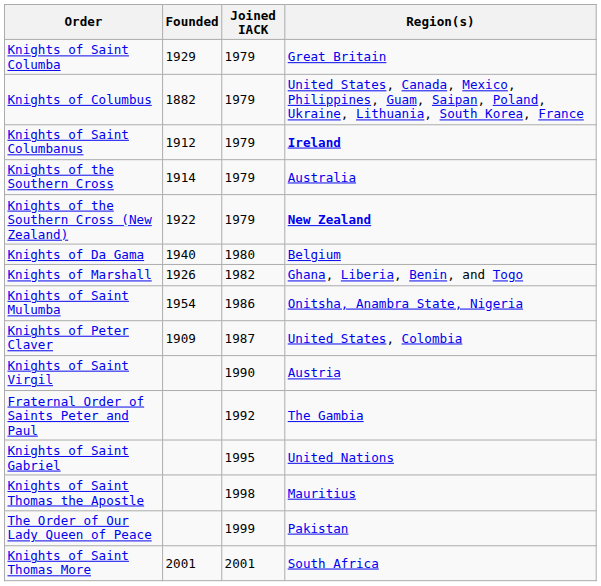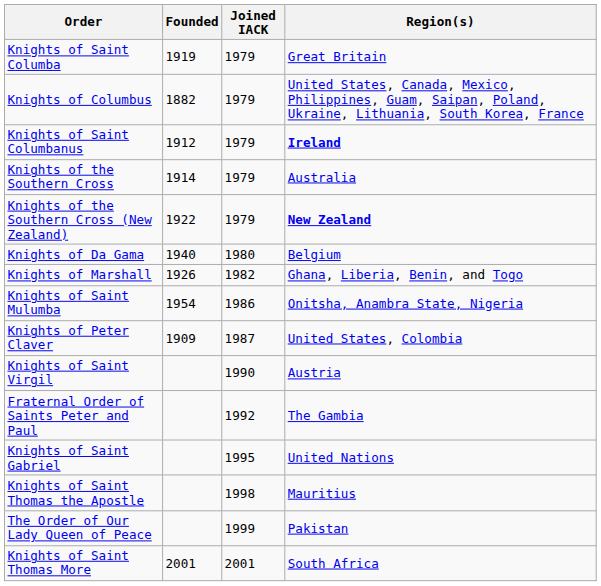(181, 57) 1929 -> (181, 57) 1919
